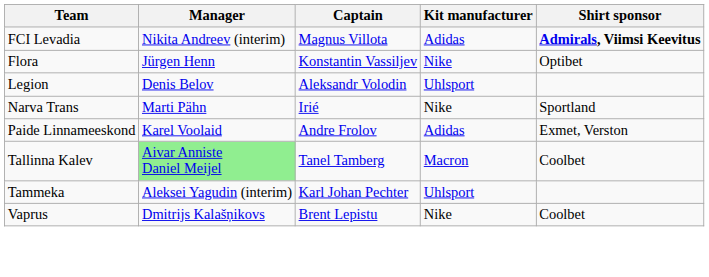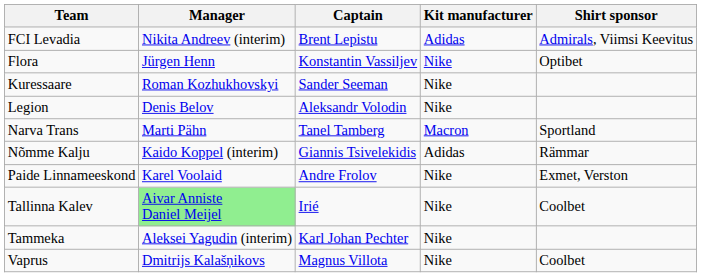(343, 38) Magnus Villota -> (338, 38) Brent Lepistu
(620, 38) bold -> (616, 38) normal
+ row: (40, 84)
(449, 84) Uhlsport -> (438, 107) Nike
(309, 107) Irié -> (342, 130) Tanel Tamberg
(438, 107) Nike -> (446, 130) Macron
+ row: (49, 152)
(444, 130) Adidas -> (438, 175) Nike
(342, 161) Tanel Tamberg -> (309, 206) Irié
(446, 161) Macron -> (438, 206) Nike
(449, 191) Uhlsport -> (438, 237) Nike
(338, 214) Brent Lepistu -> (343, 260) Magnus Villota
